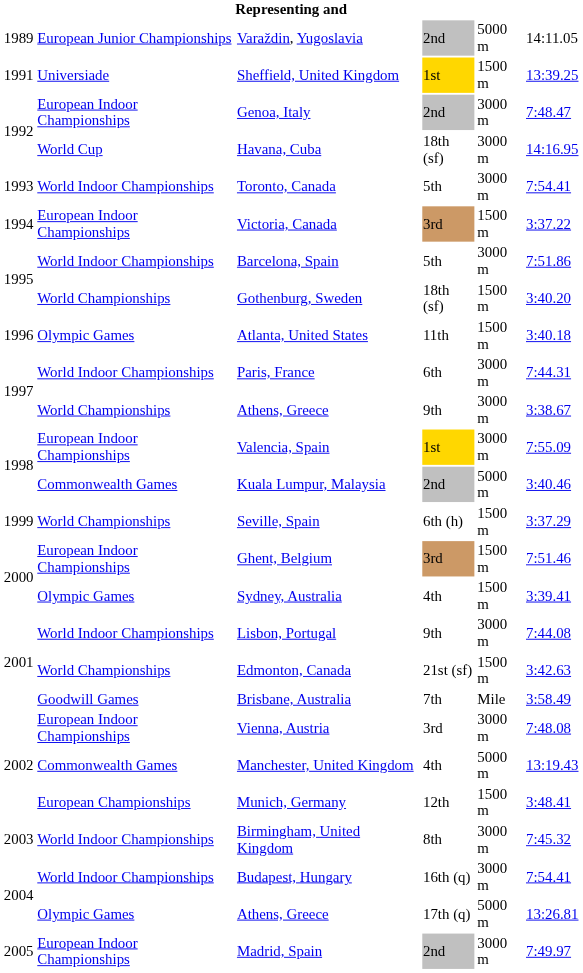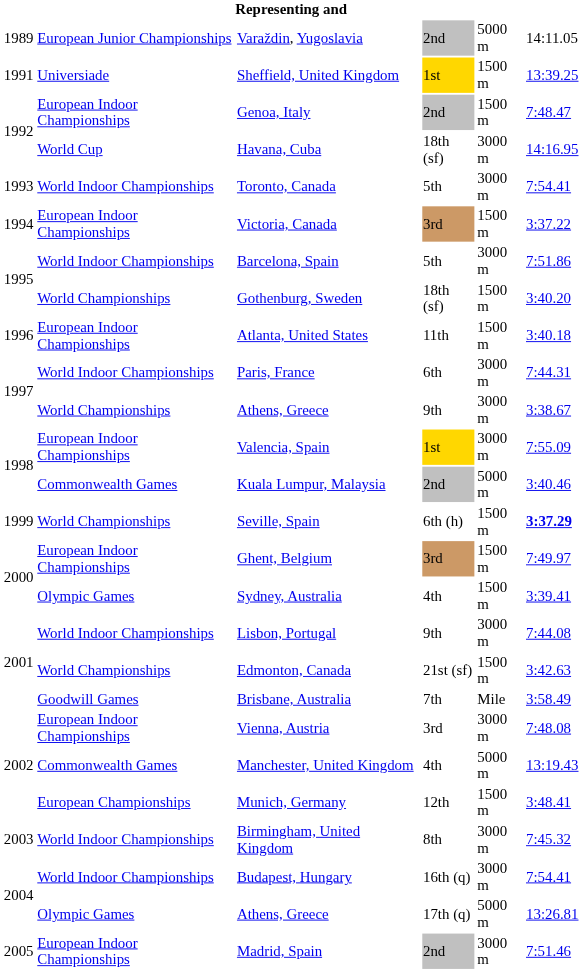(492, 112) 3000 m -> (492, 112) 1500 m
(86, 335) Olympic Games -> (87, 335) European Indoor Championships
(549, 521) normal -> (549, 521) bold
(549, 558) 7:51.46 -> (549, 558) 7:49.97
(549, 951) 7:49.97 -> (549, 951) 7:51.46
